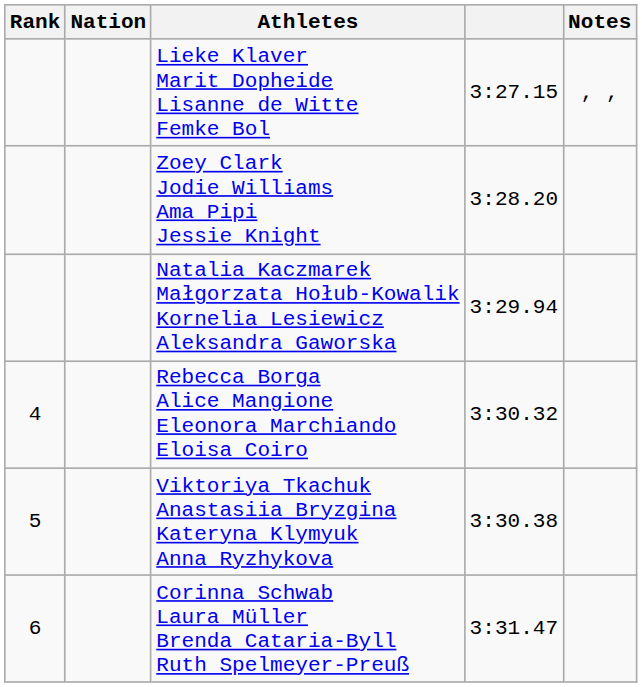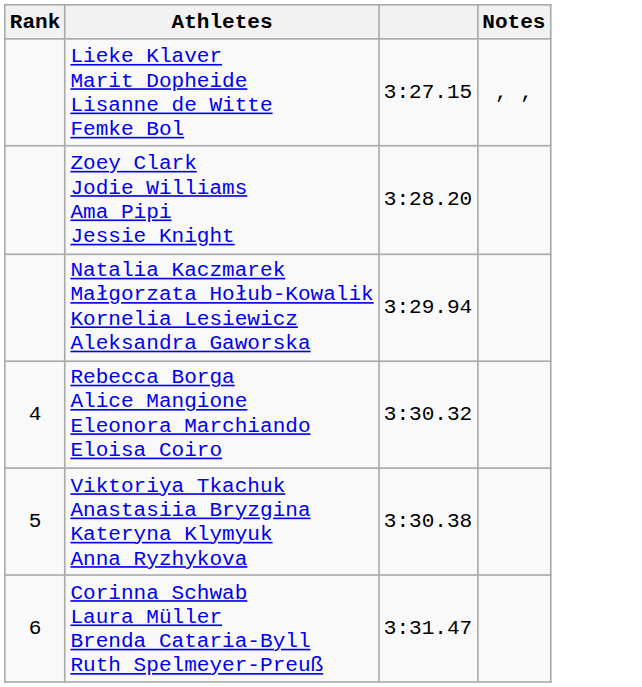- column: (108, 22)
